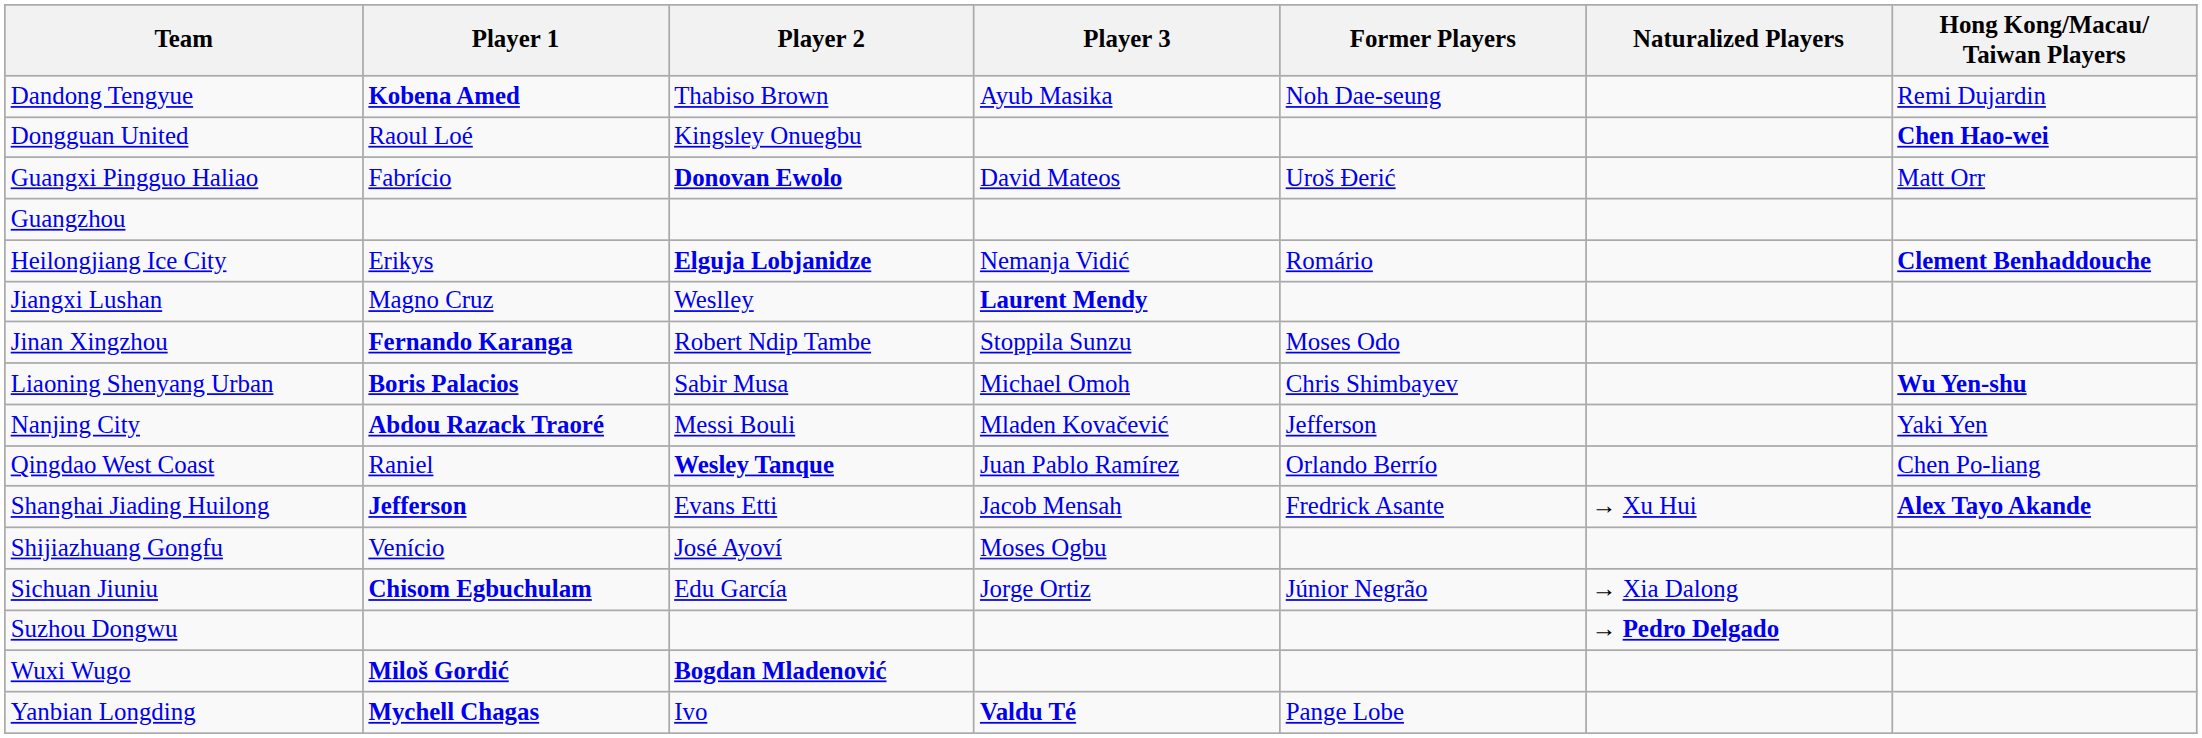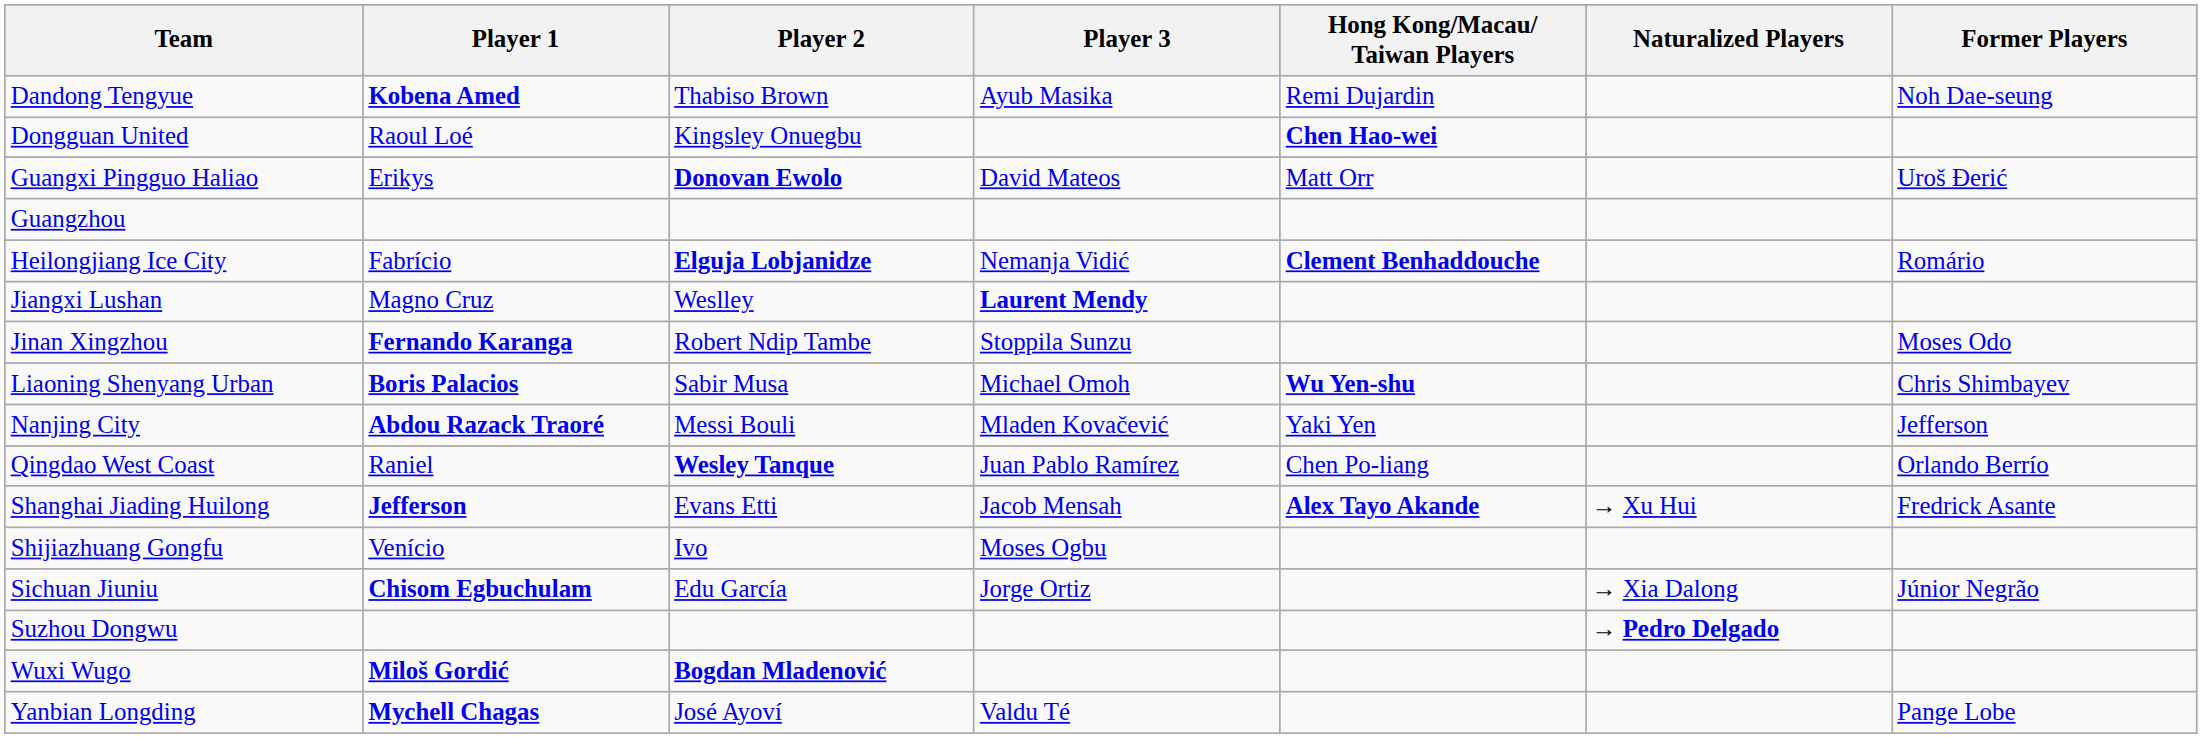columns swapped: (2044, 40) <-> (1433, 40)
(410, 178) Fabrício -> (401, 178) Erikys
(401, 260) Erikys -> (410, 260) Fabrício
(728, 547) José Ayoví -> (691, 547) Ivo
(691, 712) Ivo -> (728, 712) José Ayoví
(1028, 712) bold -> (1025, 712) normal
